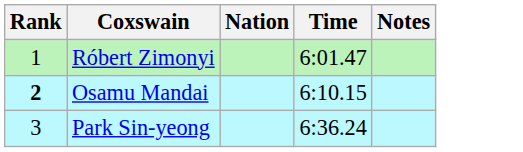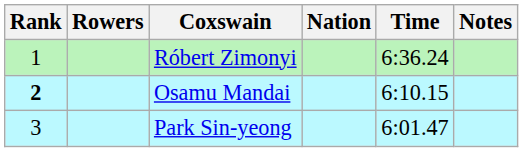+ column: (108, 22)
(333, 57) 6:01.47 -> (415, 57) 6:36.24
(333, 127) 6:36.24 -> (415, 127) 6:01.47
